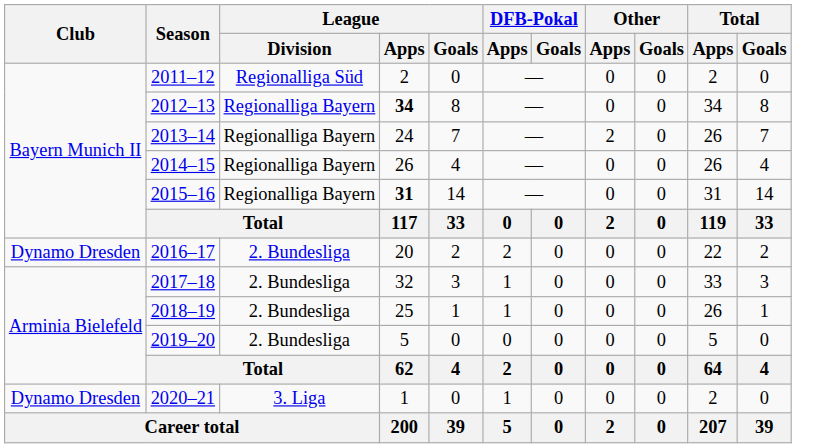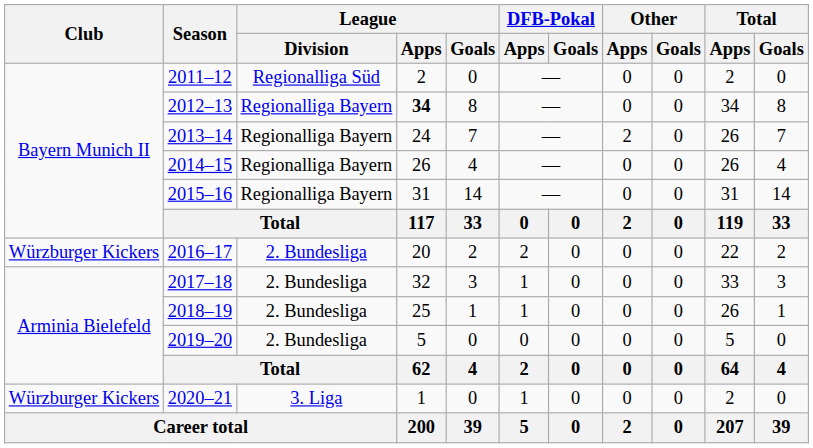(404, 194) bold -> (421, 194) normal
(75, 252) Dynamo Dresden -> (84, 252) Würzburger Kickers
(75, 398) Dynamo Dresden -> (84, 398) Würzburger Kickers
